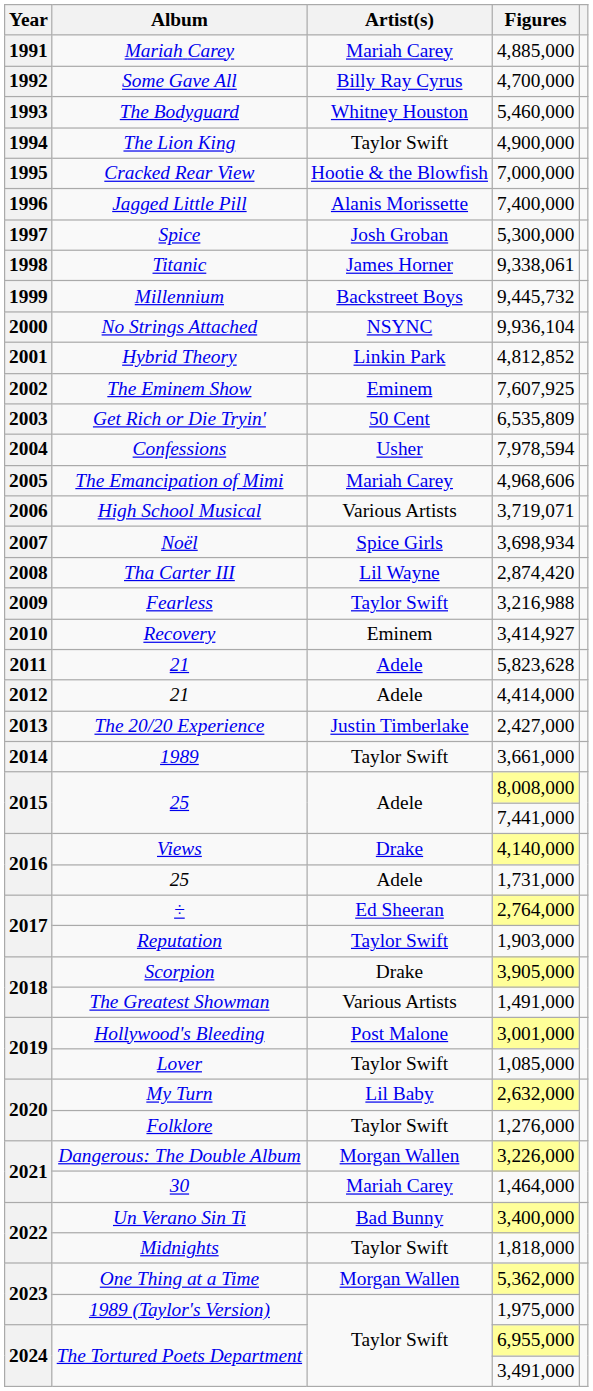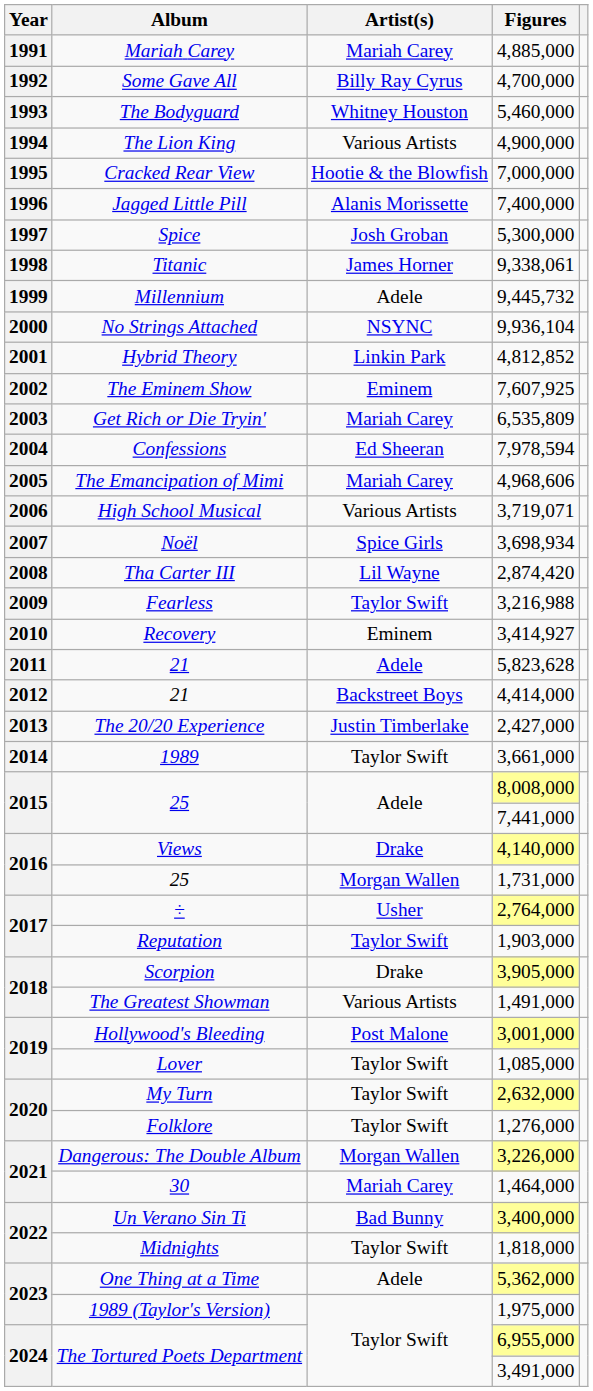(399, 142) Taylor Swift -> (399, 142) Various Artists
(399, 296) Backstreet Boys -> (399, 296) Adele
(399, 419) 50 Cent -> (399, 419) Mariah Carey
(399, 449) Usher -> (399, 449) Ed Sheeran
(399, 695) Adele -> (399, 695) Backstreet Boys
(399, 879) Adele -> (399, 879) Morgan Wallen
(399, 910) Ed Sheeran -> (399, 910) Usher
(399, 1094) Lil Baby -> (399, 1094) Taylor Swift
(399, 1278) Morgan Wallen -> (399, 1278) Adele
